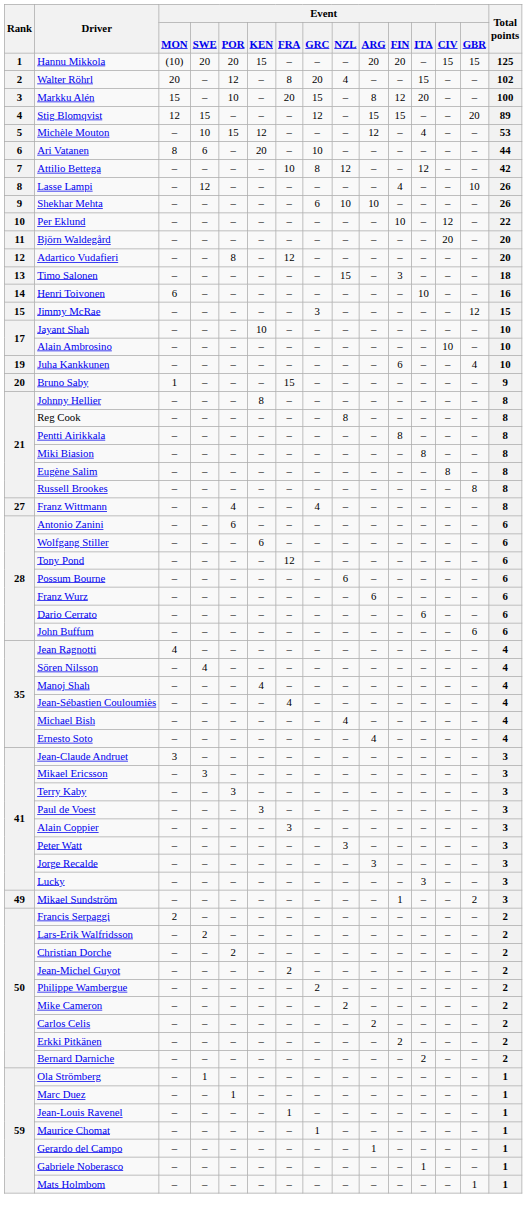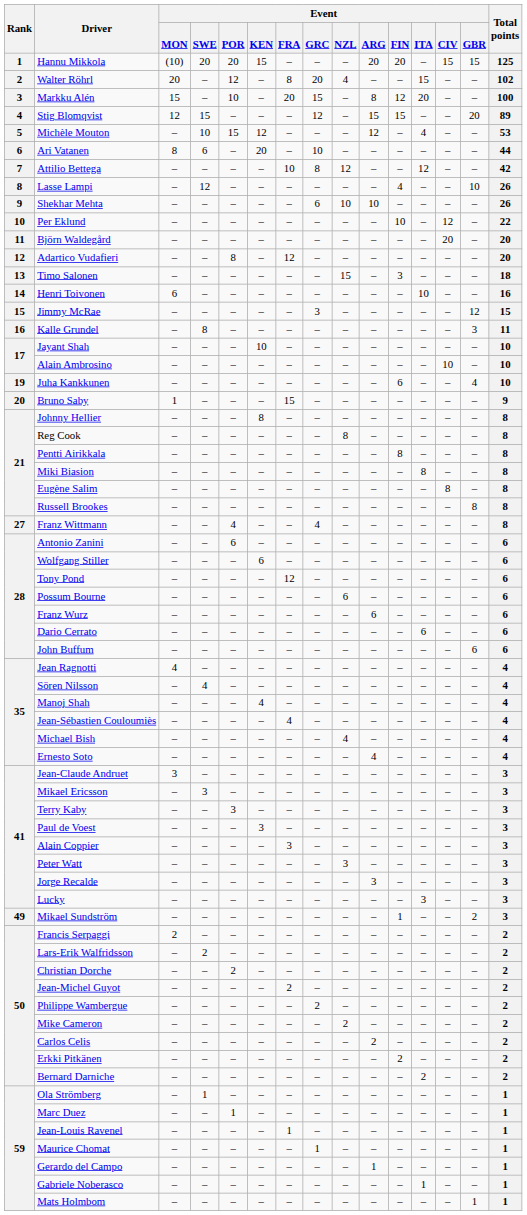+ row: (68, 329)
